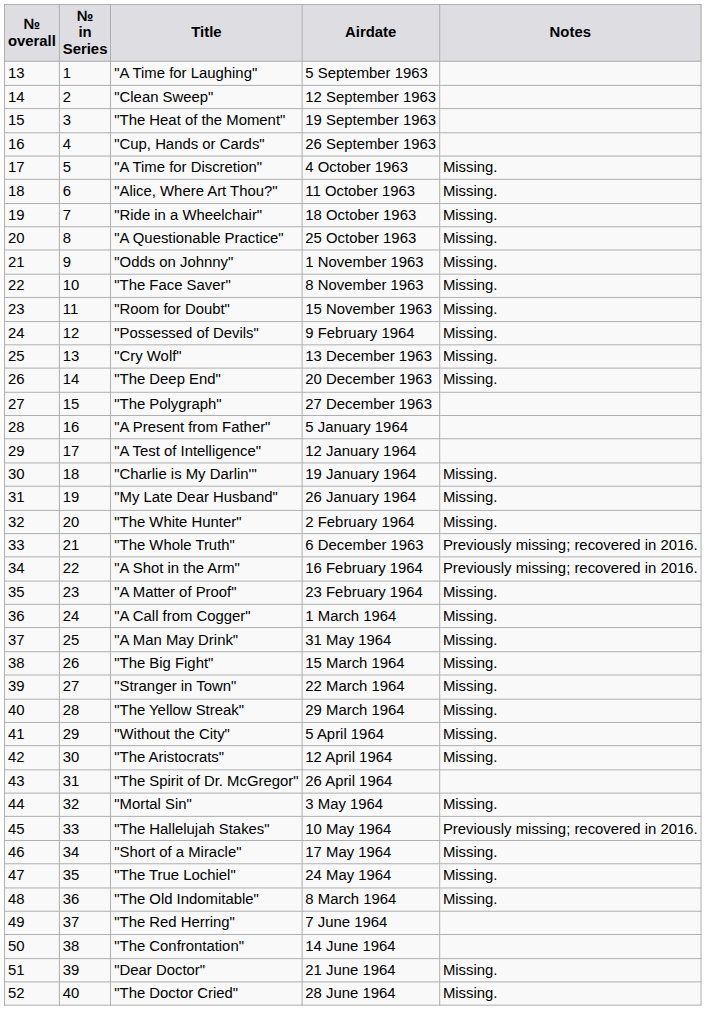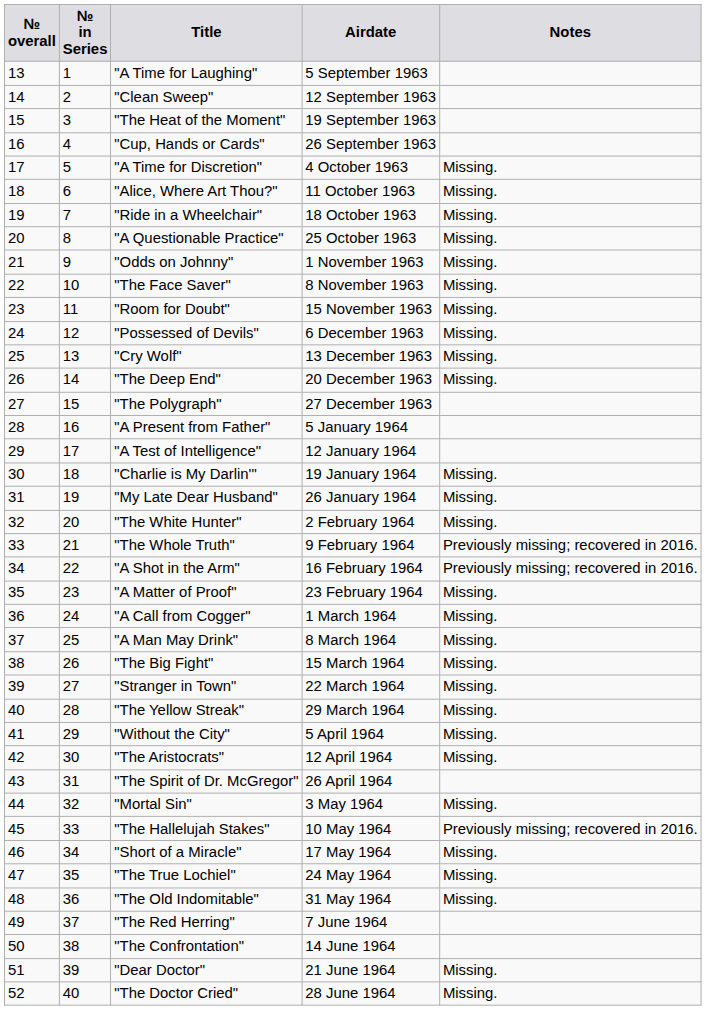(360, 332) 9 February 1964 -> (364, 332) 6 December 1963
(364, 545) 6 December 1963 -> (360, 545) 9 February 1964
(348, 639) 31 May 1964 -> (351, 639) 8 March 1964
(351, 899) 8 March 1964 -> (348, 899) 31 May 1964
